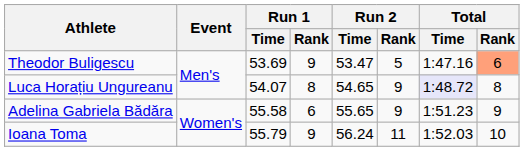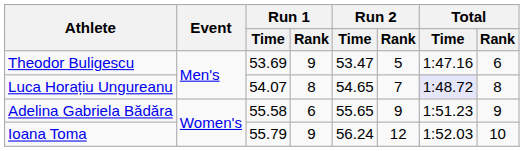(498, 63) lightsalmon background -> (498, 63) no background
(398, 87) 9 -> (398, 87) 7
(398, 135) 11 -> (398, 135) 12
